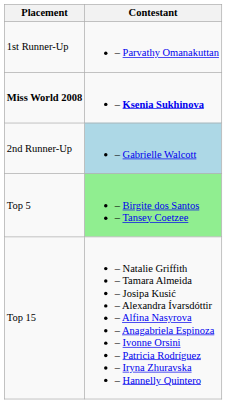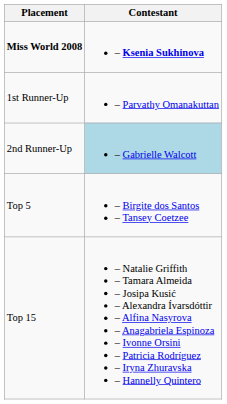rows swapped: (45, 97) <-> (38, 47)
(153, 212) lightgreen background -> (153, 212) no background
